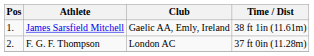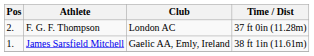rows swapped: (75, 28) <-> (63, 43)
